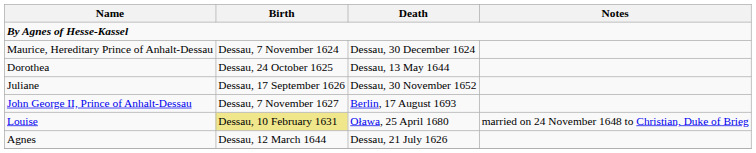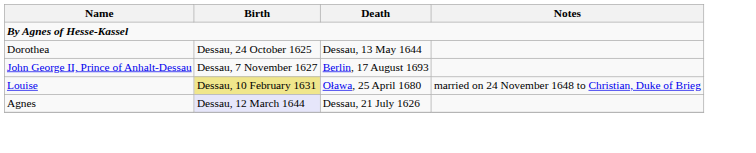- row: (110, 49)
- row: (23, 85)
(272, 139) no background -> (251, 103) lavender background
